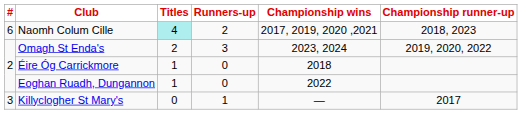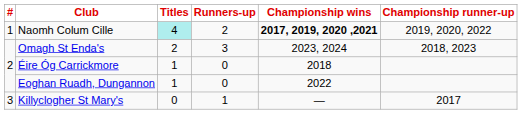(10, 30) 6 -> (10, 30) 1
(319, 30) normal -> (319, 30) bold
(449, 30) 2018, 2023 -> (449, 30) 2019, 2020, 2022
(449, 48) 2019, 2020, 2022 -> (449, 48) 2018, 2023
